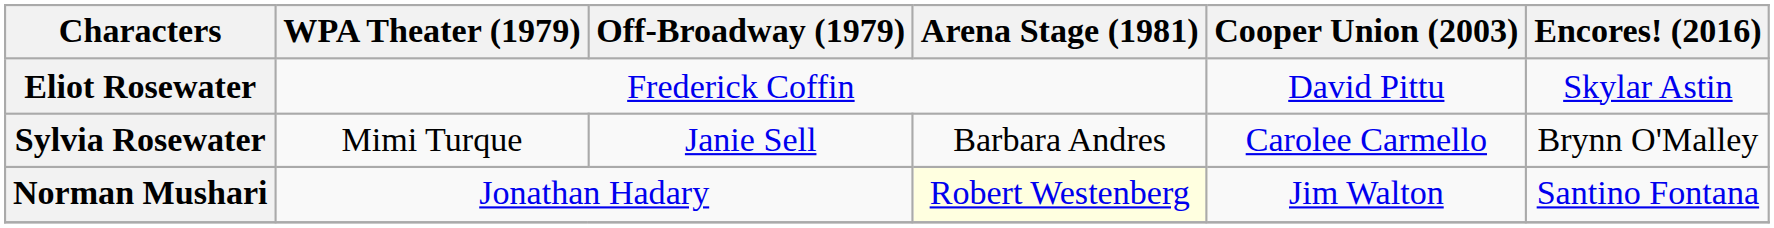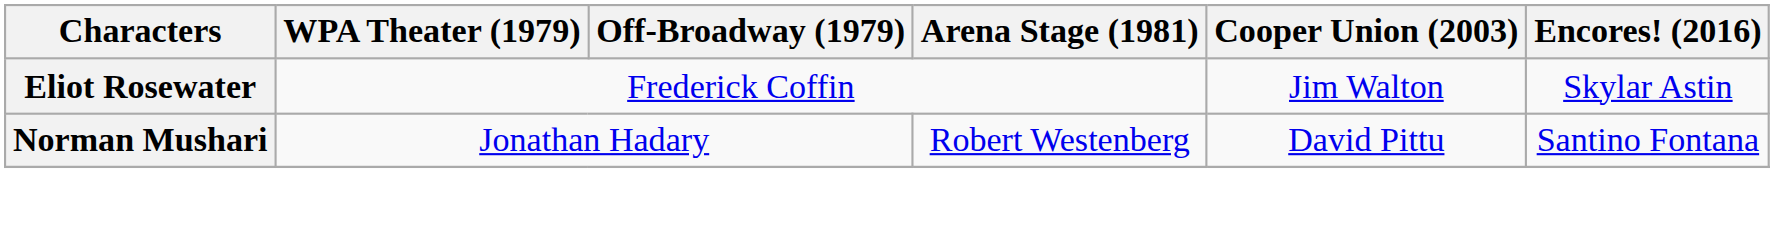(1366, 85) David Pittu -> (1366, 85) Jim Walton
- row: (140, 139)
(1060, 193) lightyellow background -> (1060, 139) no background
(1366, 193) Jim Walton -> (1366, 139) David Pittu
